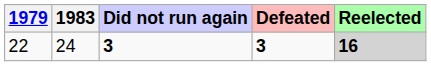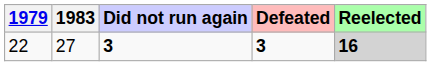(66, 46) 24 -> (66, 46) 27
